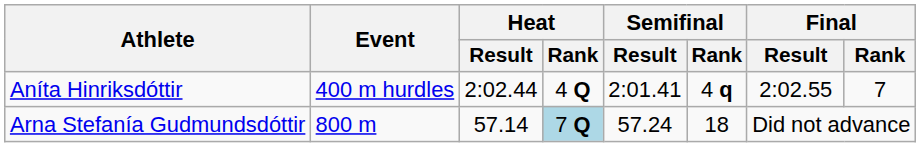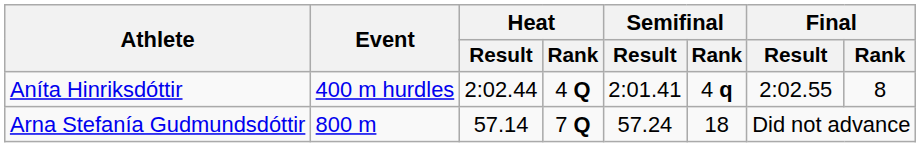(880, 90) 7 -> (880, 90) 8
(573, 124) lightblue background -> (573, 124) no background
